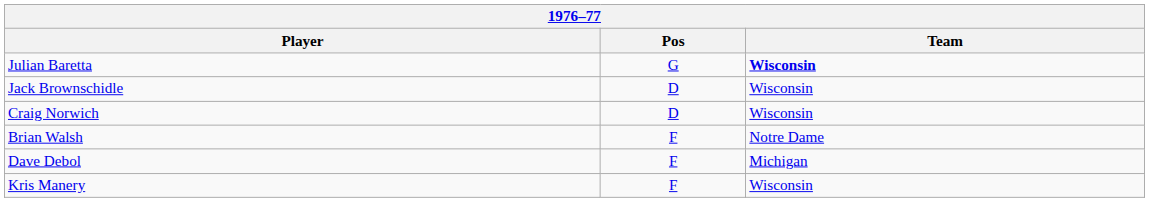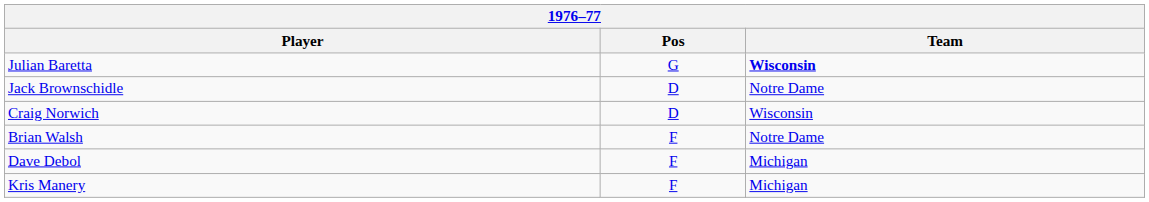(781, 88) Wisconsin -> (787, 88) Notre Dame
(781, 185) Wisconsin -> (778, 185) Michigan
